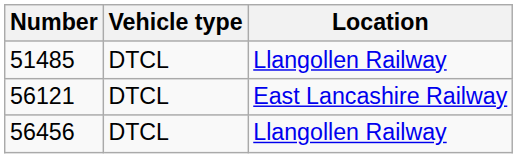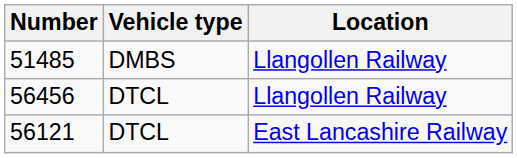(139, 59) DTCL -> (142, 59) DMBS
rows swapped: (42, 96) <-> (42, 133)
